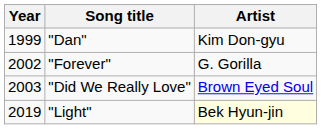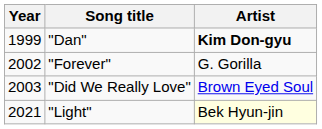(241, 40) normal -> (245, 40) bold
(25, 111) 2019 -> (25, 111) 2021
